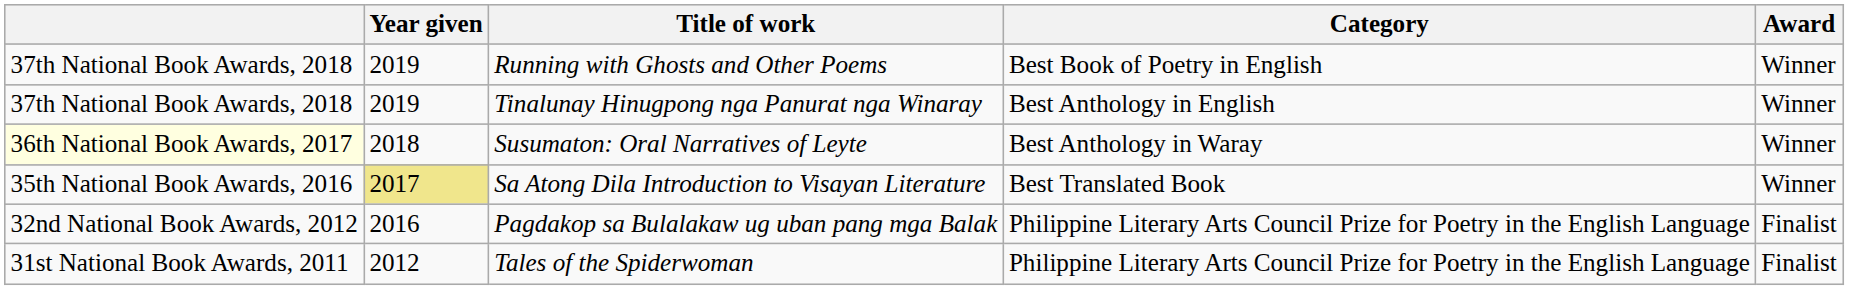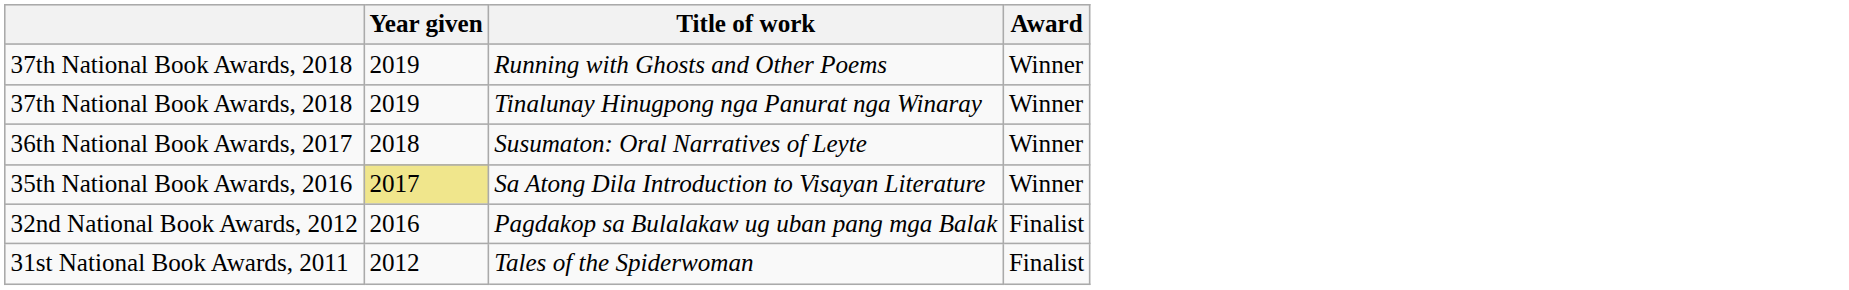- column: (1379, 24)
(181, 143) lightyellow background -> (181, 143) no background
